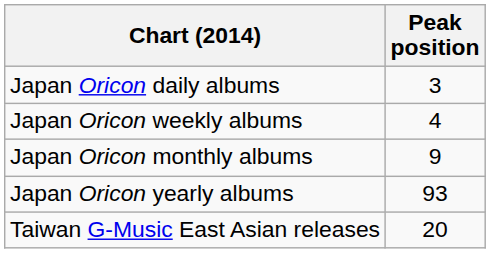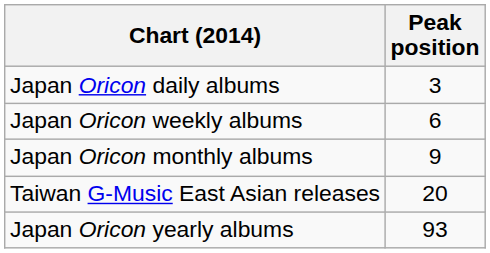(435, 120) 4 -> (435, 120) 6
rows swapped: (152, 193) <-> (195, 229)
